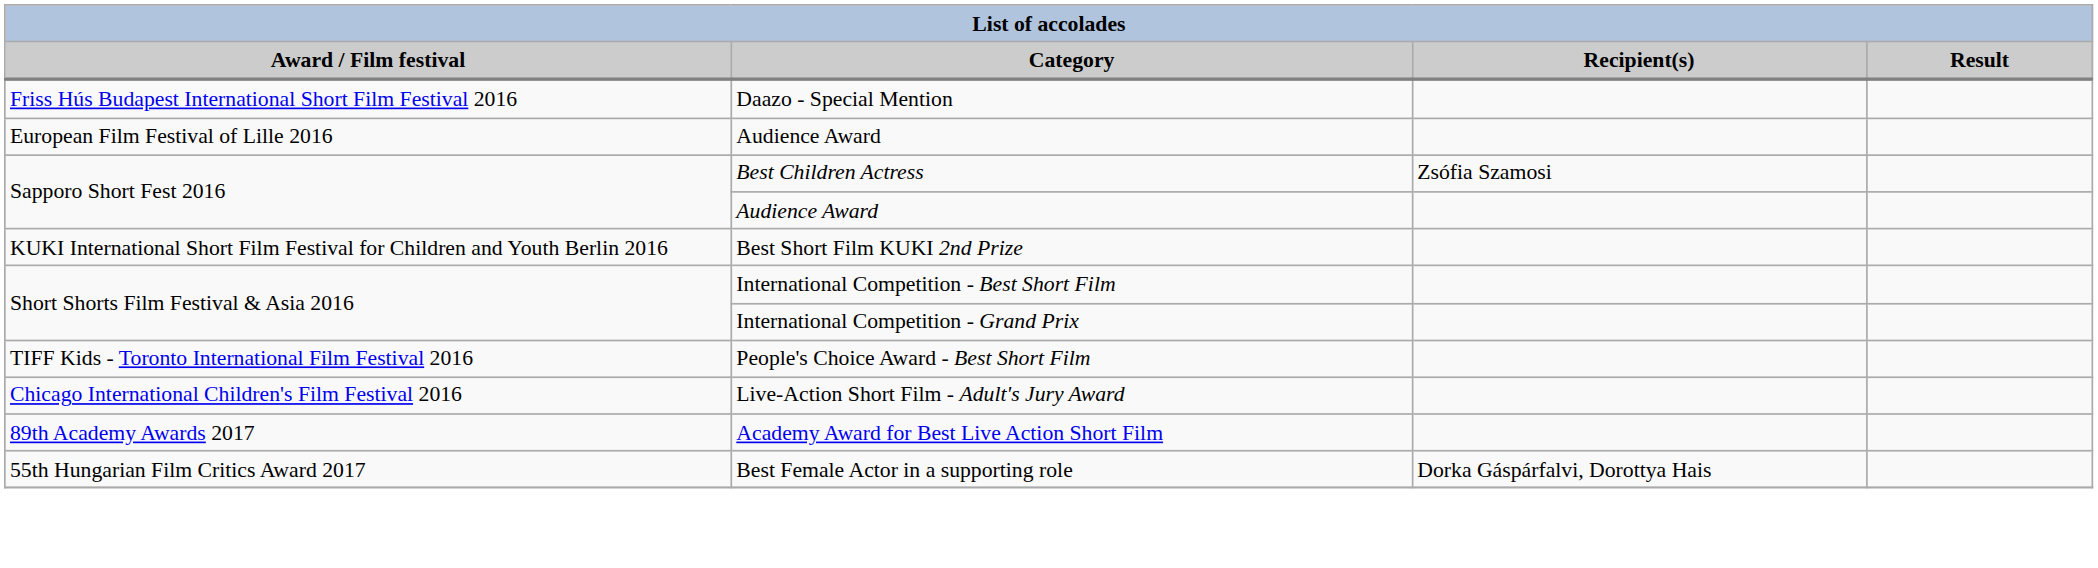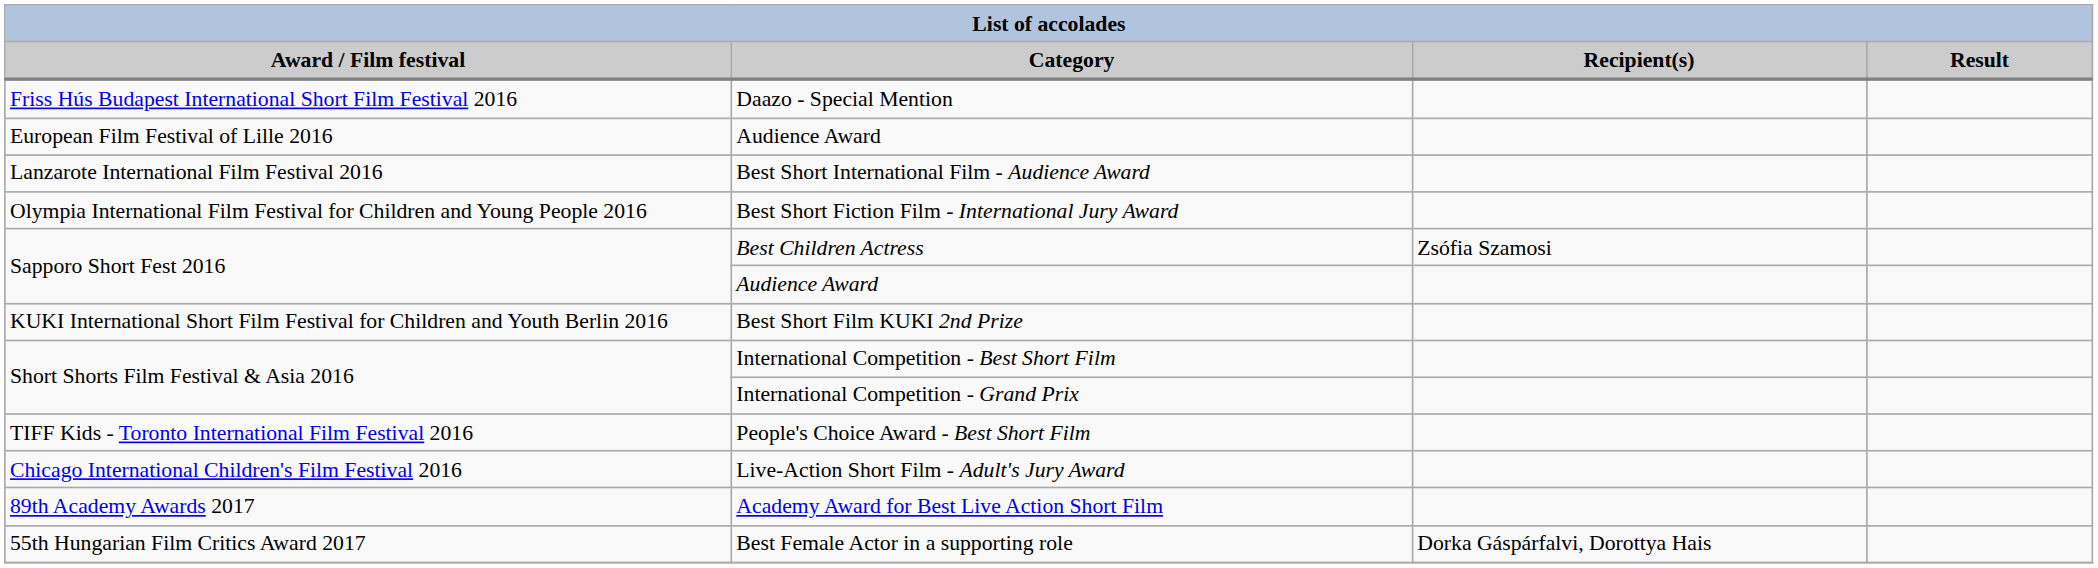+ row: (196, 172)
+ row: (328, 209)
